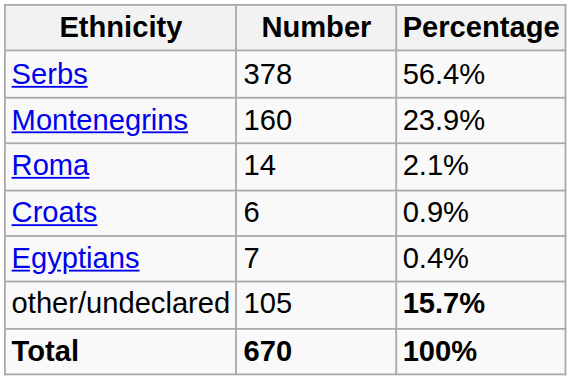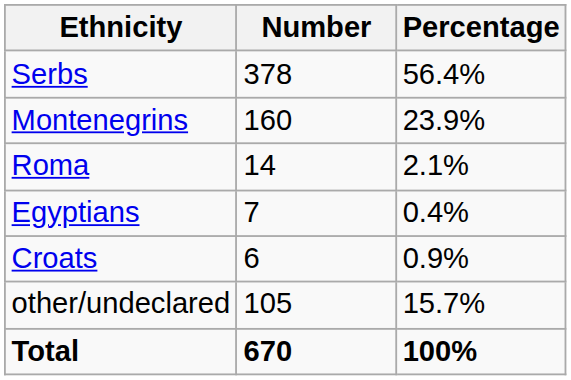rows swapped: (76, 258) <-> (55, 212)
(444, 304) bold -> (444, 304) normal
